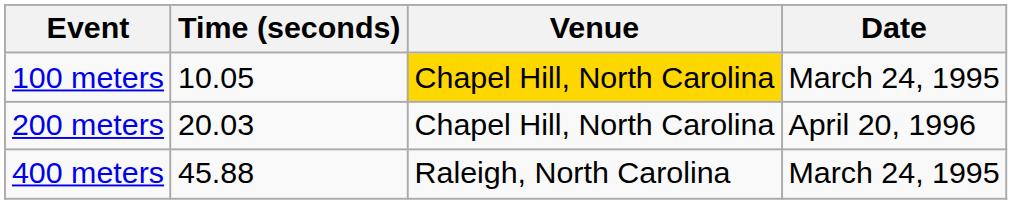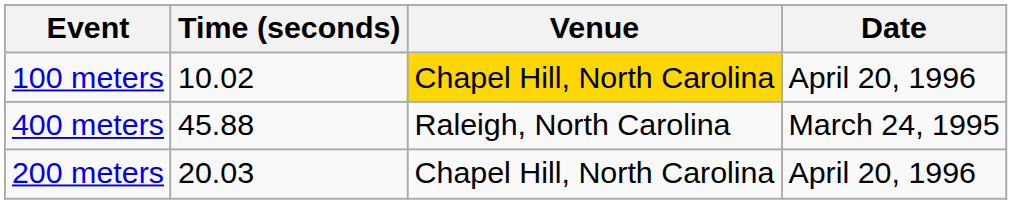(216, 76) 10.05 -> (216, 76) 10.02
(894, 76) March 24, 1995 -> (882, 76) April 20, 1996
rows swapped: (88, 125) <-> (88, 173)
